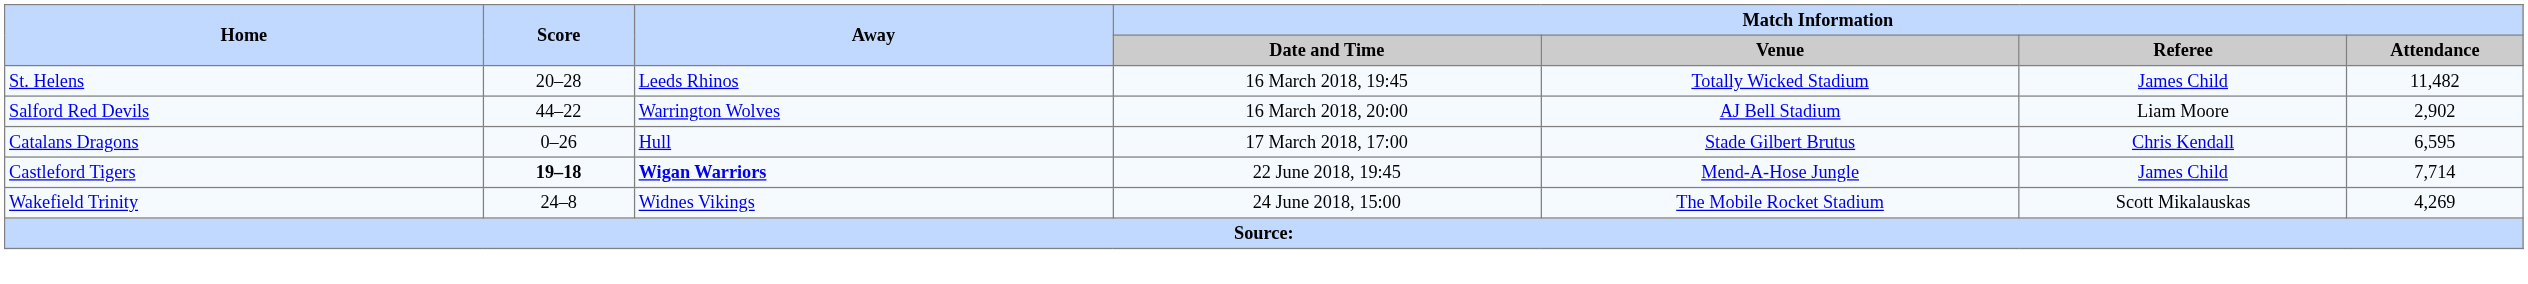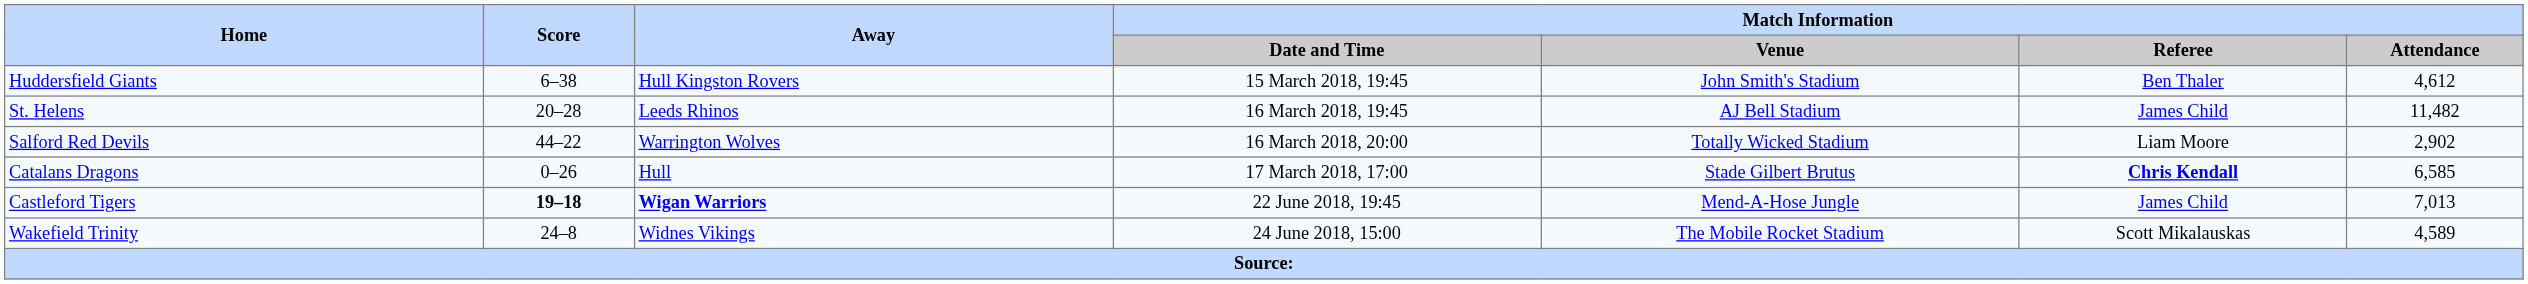+ row: (83, 80)
(1780, 80) Totally Wicked Stadium -> (1780, 111) AJ Bell Stadium
(1780, 111) AJ Bell Stadium -> (1780, 141) Totally Wicked Stadium
(2183, 141) normal -> (2183, 172) bold
(2435, 141) 6,595 -> (2435, 172) 6,585
(2435, 172) 7,714 -> (2435, 202) 7,013
(2435, 202) 4,269 -> (2435, 233) 4,589
